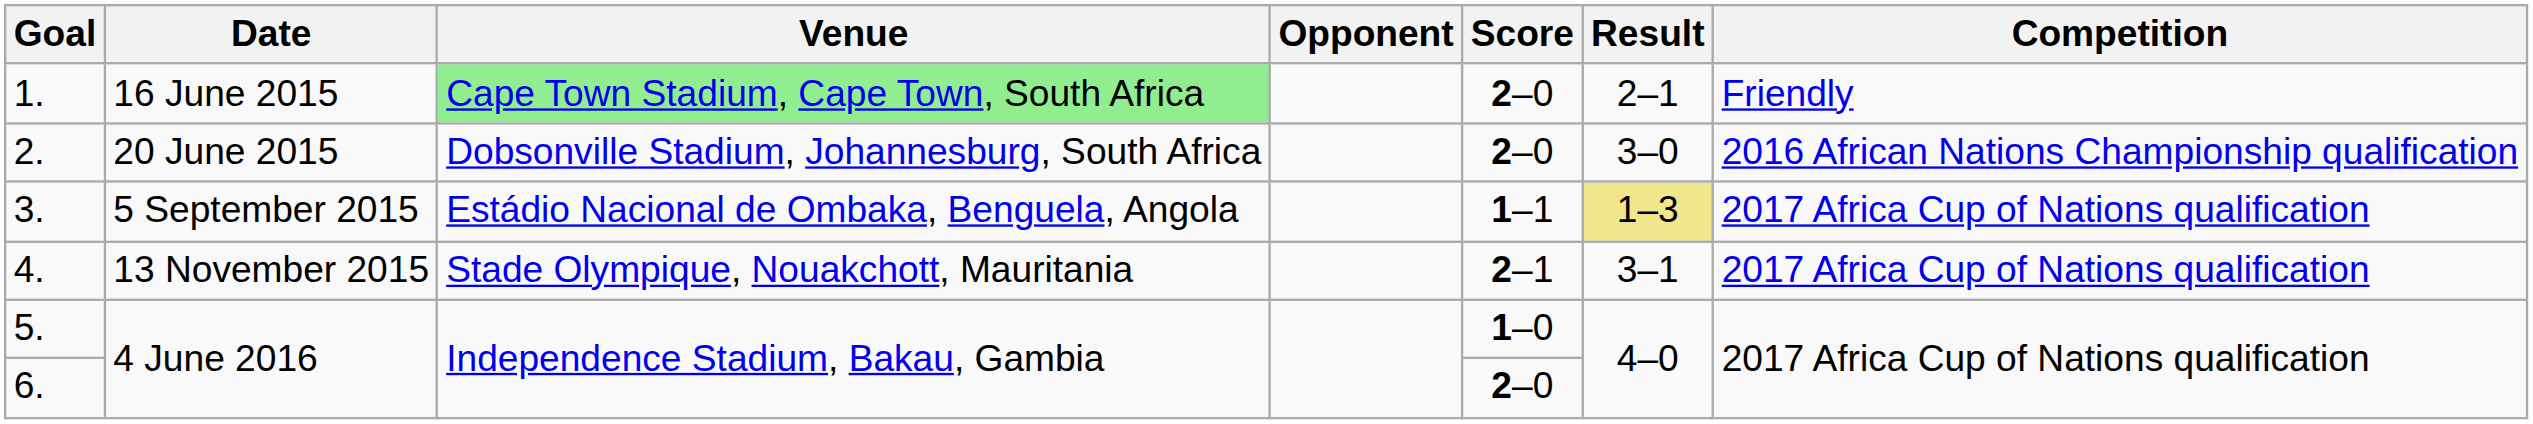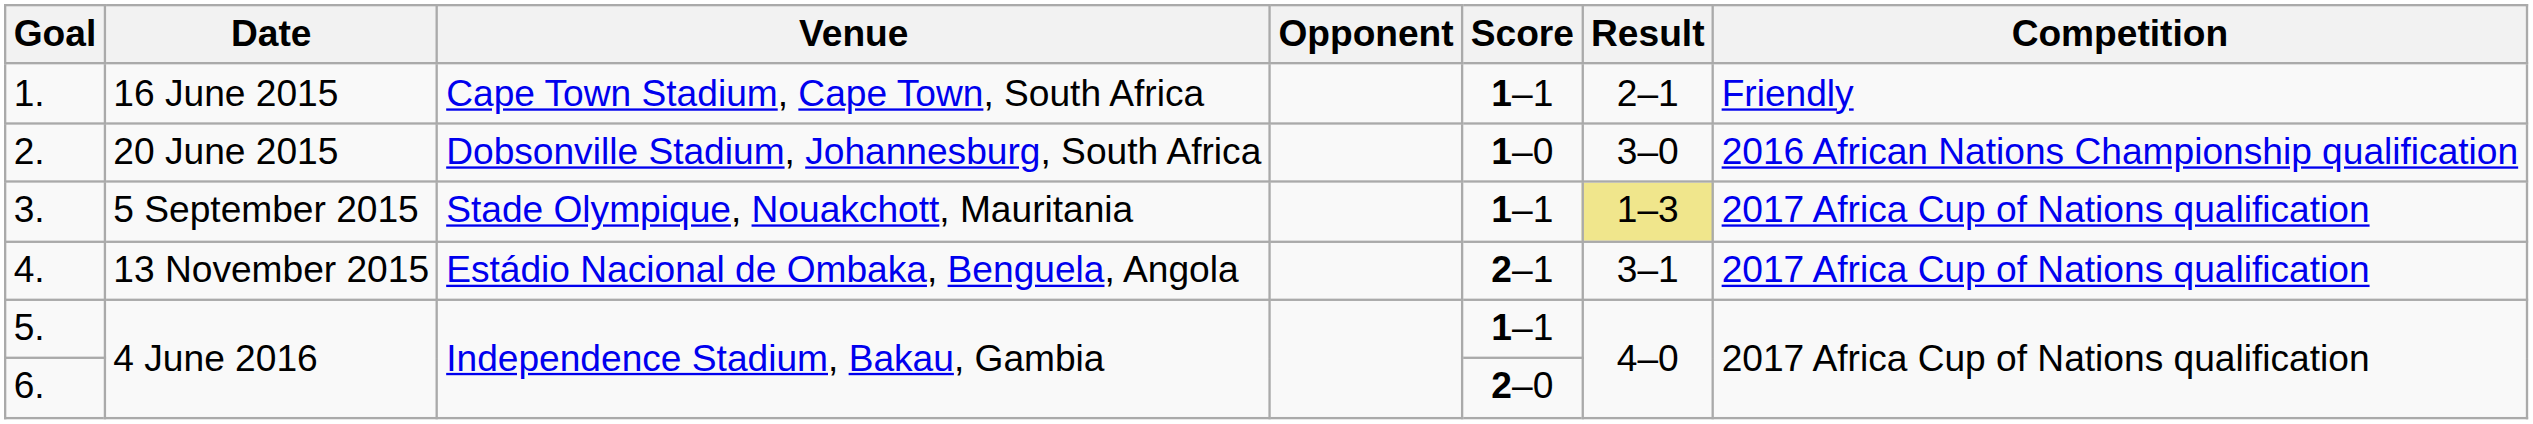(825, 92) lightgreen background -> (825, 92) no background
(1522, 92) 2–0 -> (1522, 92) 1–1
(1522, 151) 2–0 -> (1522, 151) 1–0
(842, 210) Estádio Nacional de Ombaka, Benguela, Angola -> (790, 210) Stade Olympique, Nouakchott, Mauritania
(790, 269) Stade Olympique, Nouakchott, Mauritania -> (842, 269) Estádio Nacional de Ombaka, Benguela, Angola
(1522, 328) 1–0 -> (1522, 328) 1–1
